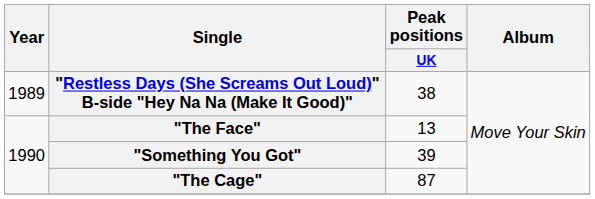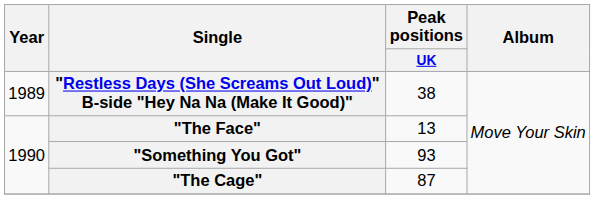(426, 155) 39 -> (426, 155) 93
